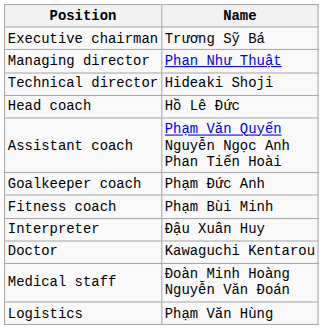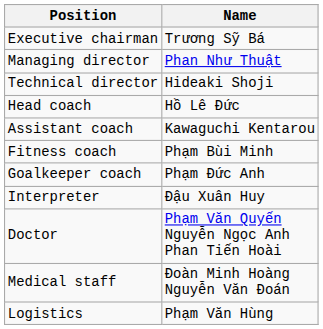(227, 145) Phạm Văn Quyến Nguyễn Ngọc Anh Phan Tiến Hoài -> (240, 129) Kawaguchi Kentarou
rows swapped: (62, 207) <-> (75, 184)
(240, 252) Kawaguchi Kentarou -> (227, 236) Phạm Văn Quyến Nguyễn Ngọc Anh Phan Tiến Hoài
